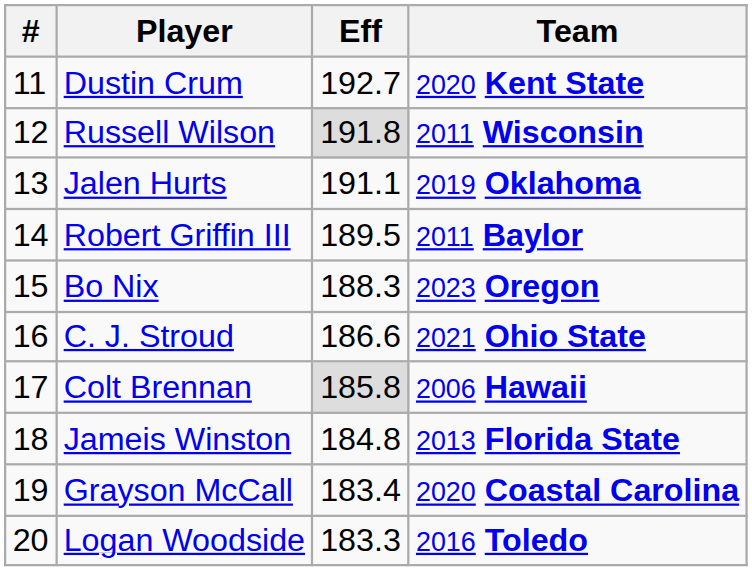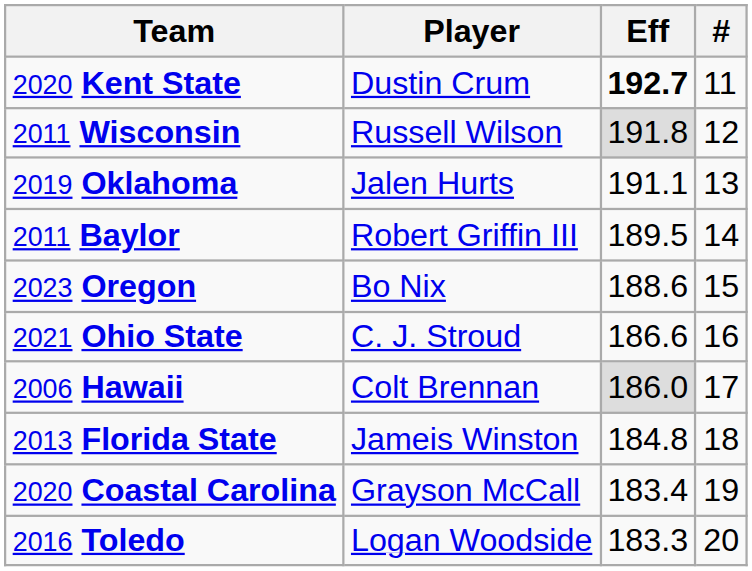columns swapped: (31, 31) <-> (578, 31)
(360, 82) normal -> (648, 82) bold
(360, 286) 188.3 -> (648, 286) 188.6
(360, 388) 185.8 -> (648, 388) 186.0
